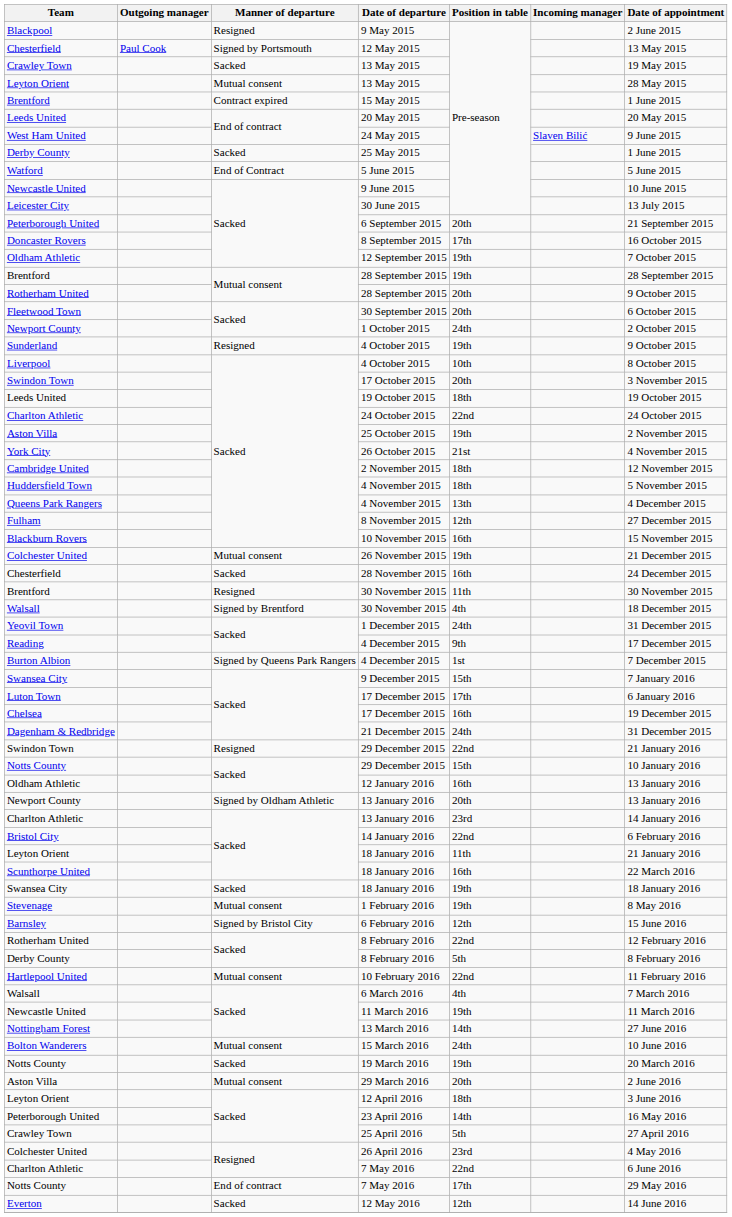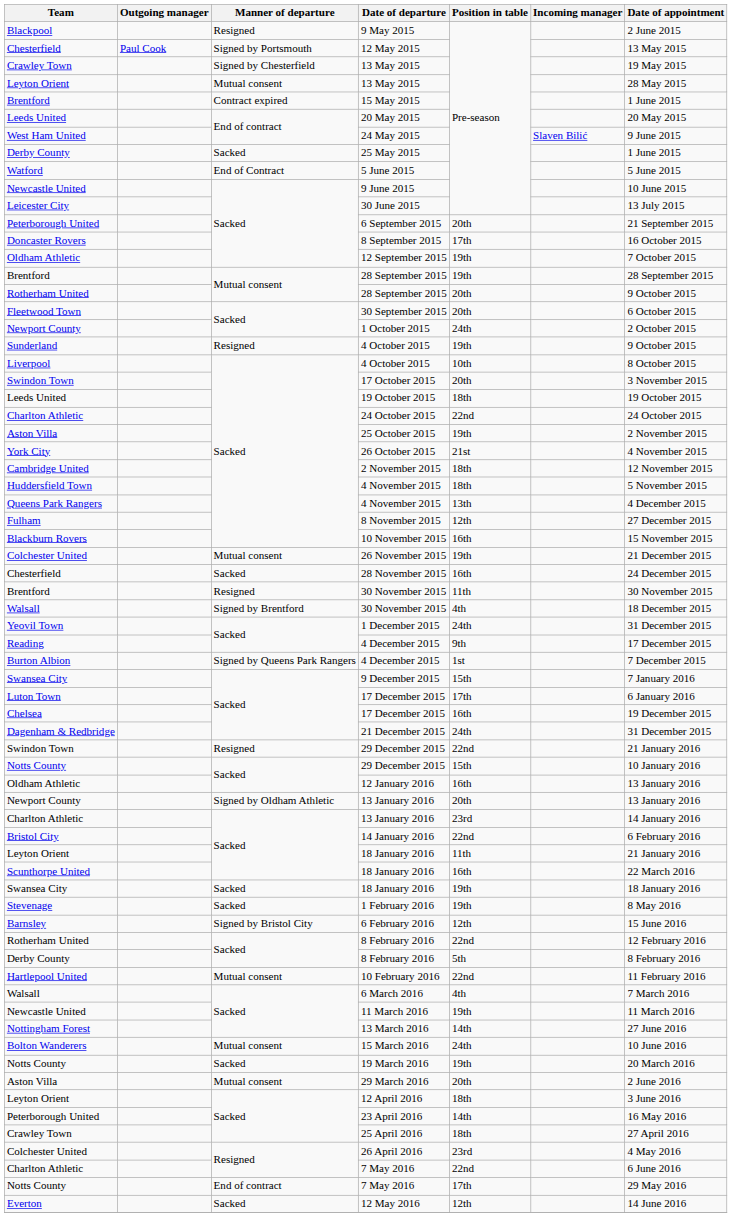(230, 65) Sacked -> (264, 65) Signed by Chesterfield
(248, 906) Mutual consent -> (230, 906) Sacked
(459, 1133) 5th -> (462, 1133) 18th
